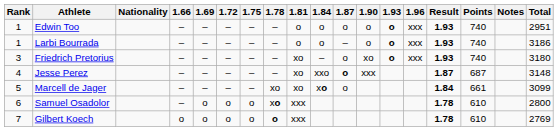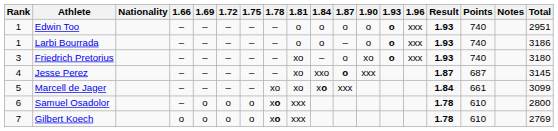(540, 72) 3148 -> (540, 72) 3145
(345, 88) o -> (345, 88) xxx
(275, 118) o -> (275, 118) xo
